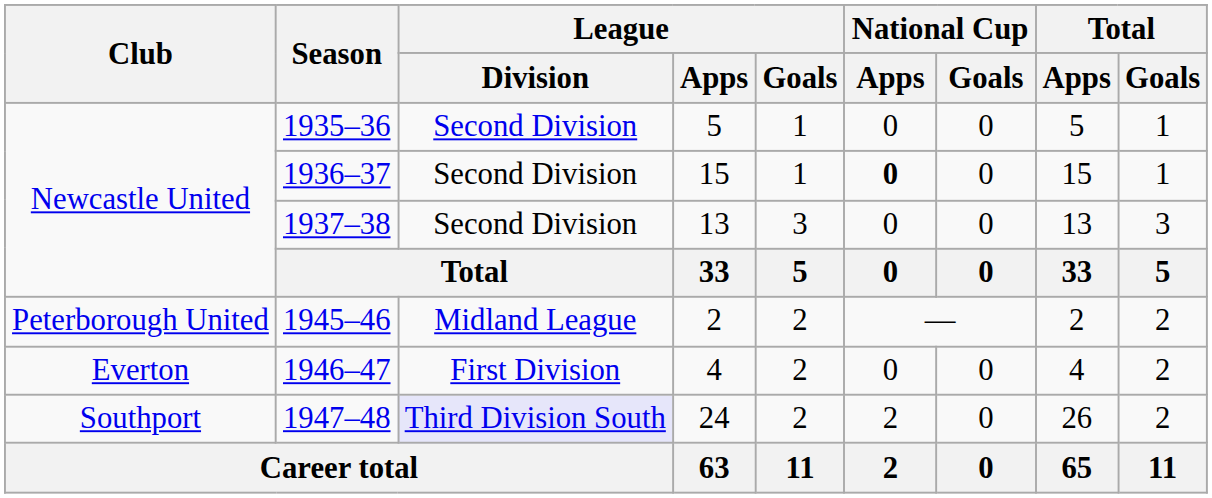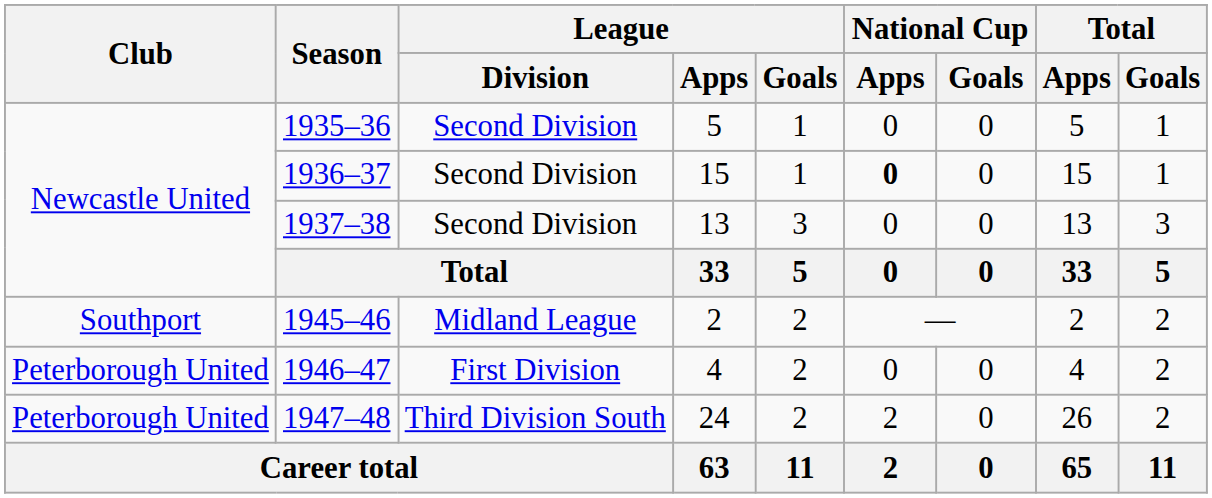(140, 321) Peterborough United -> (140, 321) Southport
(140, 369) Everton -> (140, 369) Peterborough United
(140, 418) Southport -> (140, 418) Peterborough United
(535, 418) lavender background -> (535, 418) no background
